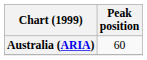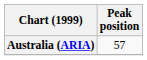(120, 45) 60 -> (120, 45) 57
